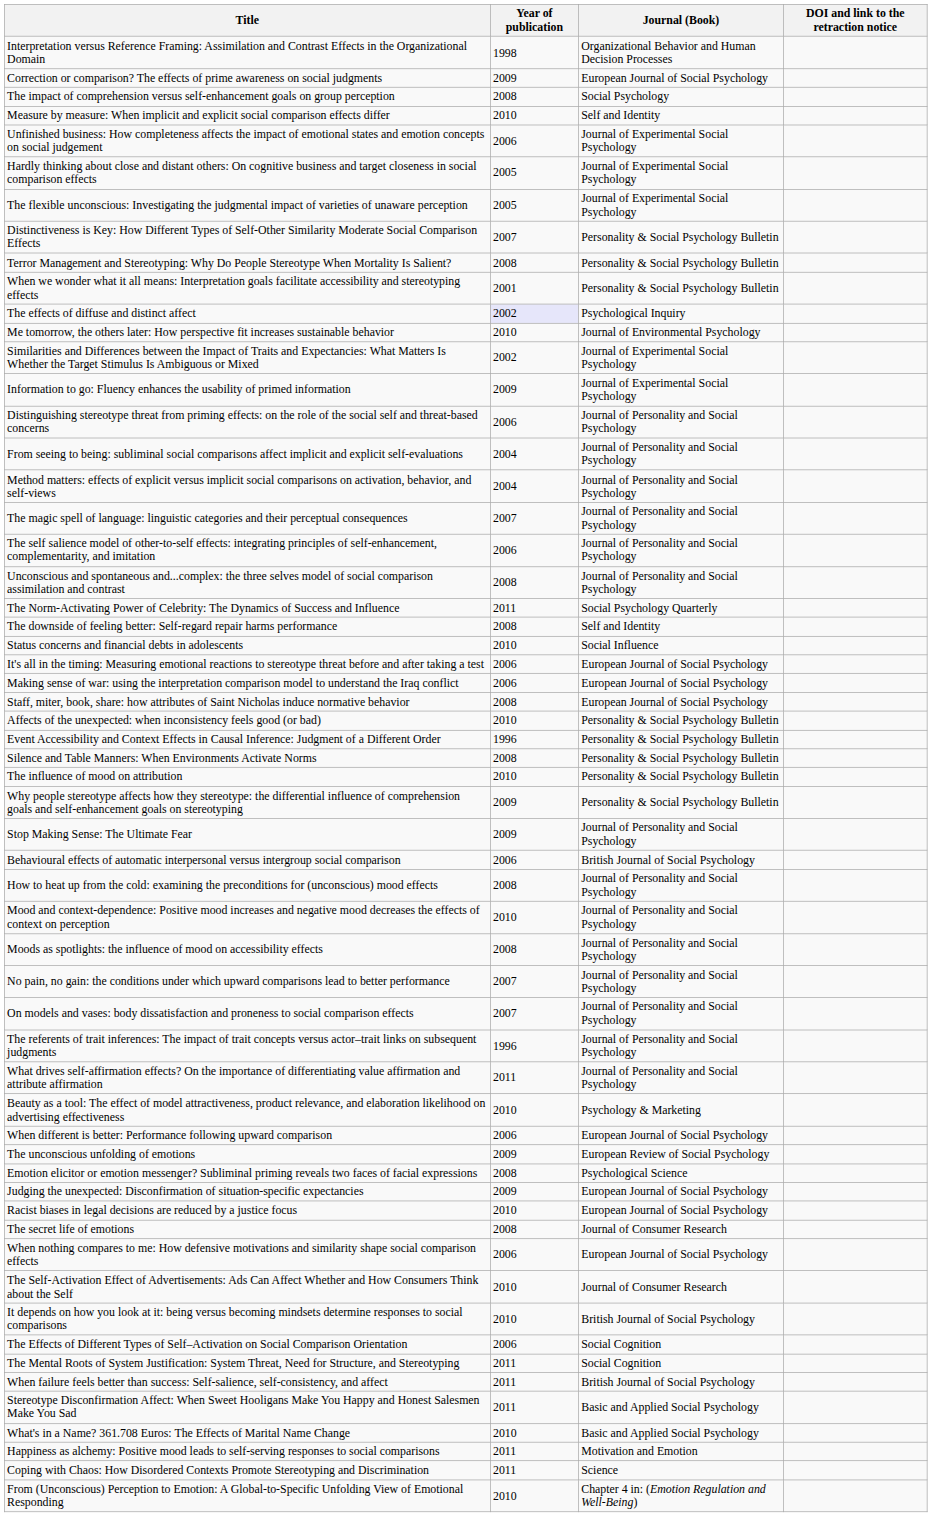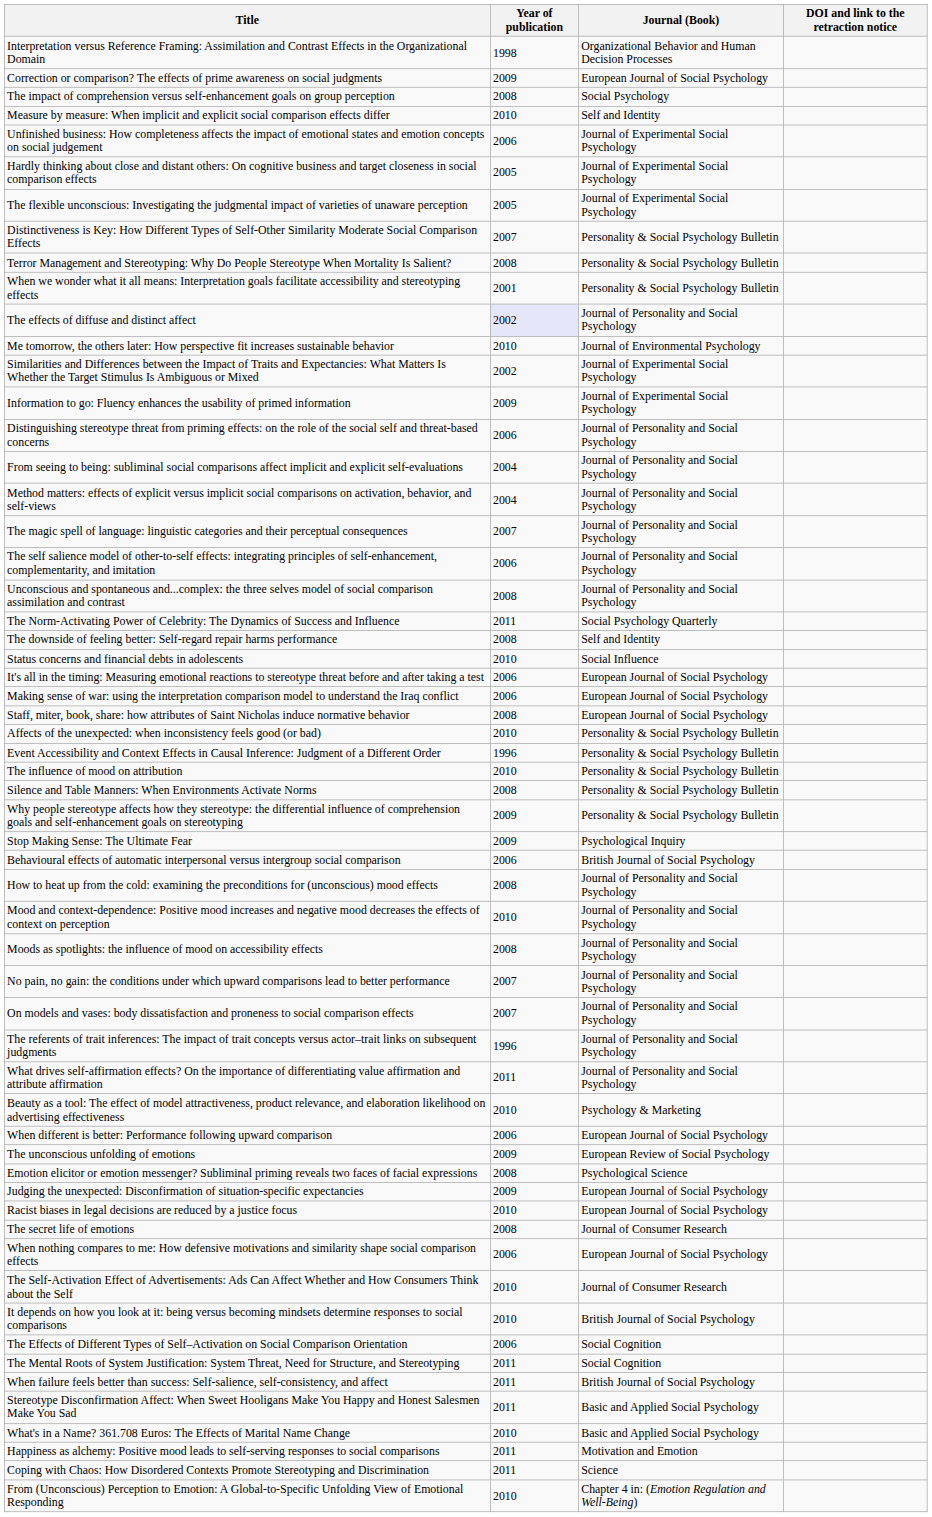(633, 313) Psychological Inquiry -> (660, 320) Journal of Personality and Social Psychology
rows swapped: (162, 758) <-> (95, 777)
(660, 834) Journal of Personality and Social Psychology -> (633, 841) Psychological Inquiry
